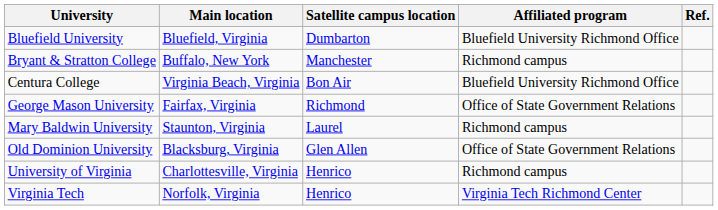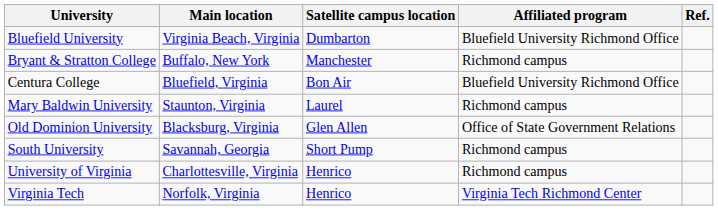(215, 37) Bluefield, Virginia -> (231, 37) Virginia Beach, Virginia
(231, 82) Virginia Beach, Virginia -> (215, 82) Bluefield, Virginia
- row: (81, 104)
+ row: (56, 149)
